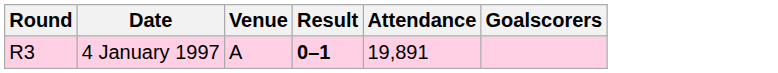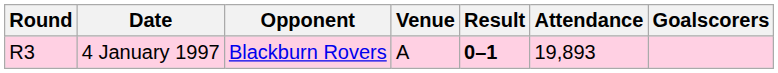+ column: (308, 20)
(398, 52) 19,891 -> (565, 52) 19,893
